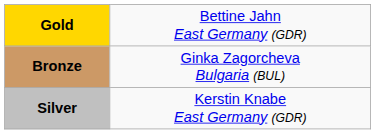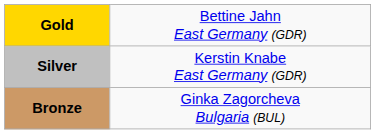rows swapped: (57, 107) <-> (57, 66)
